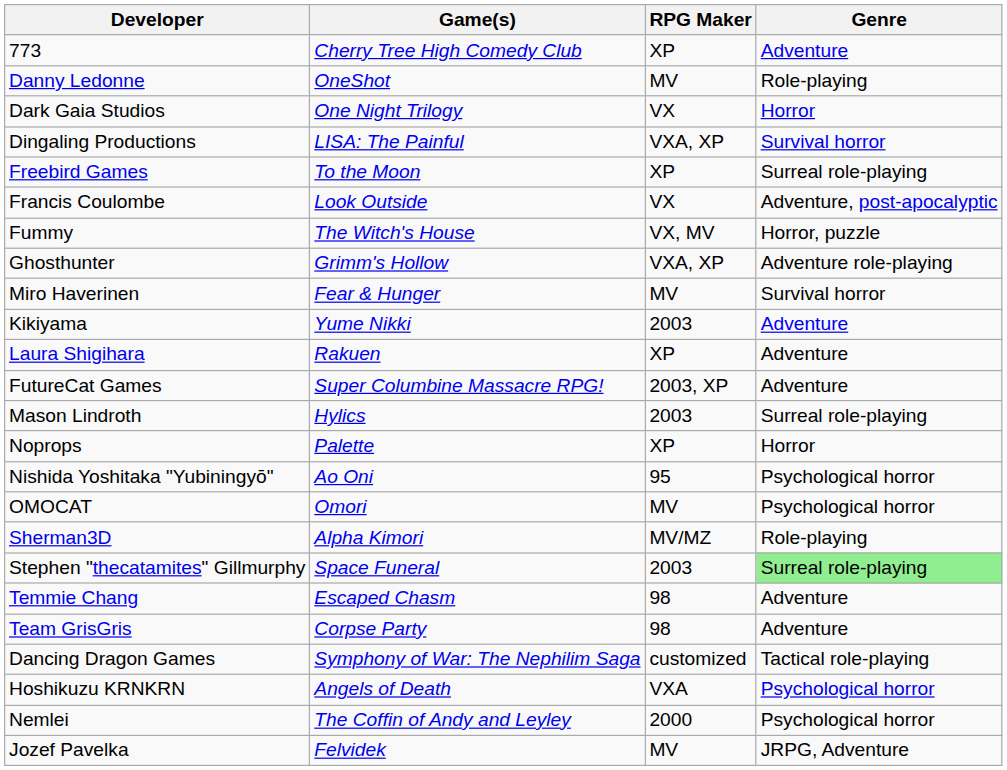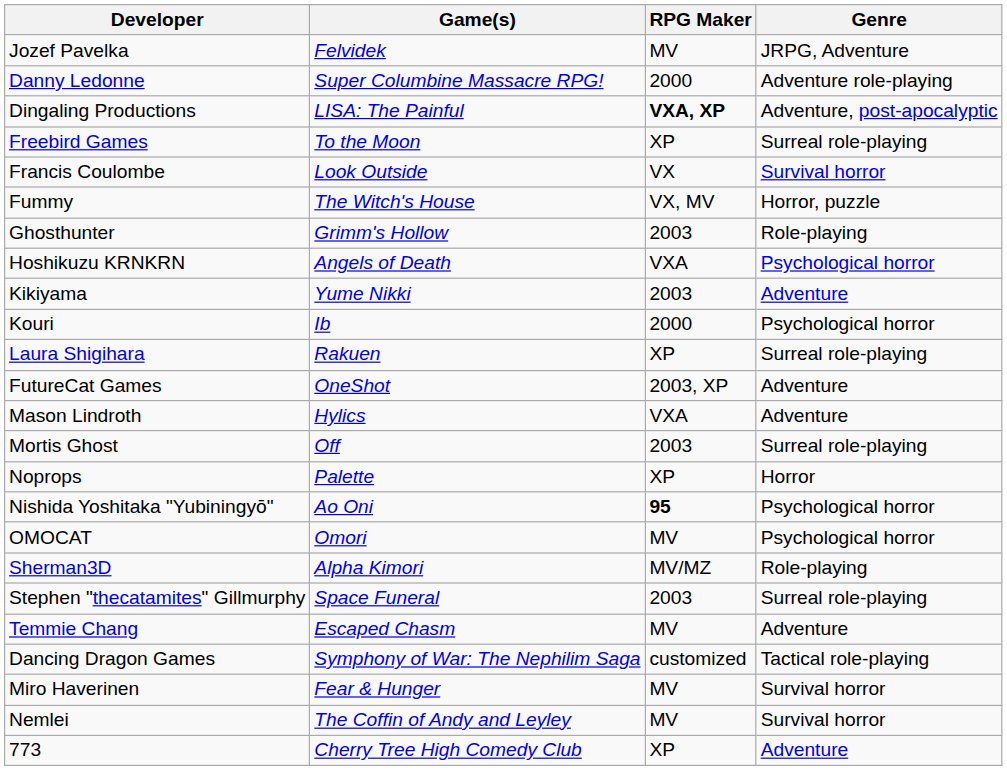rows swapped: (25, 50) <-> (69, 750)
(352, 80) OneShot -> (459, 80) Super Columbine Massacre RPG!
(664, 80) MV -> (671, 80) 2000
(814, 80) Role-playing -> (857, 80) Adventure role-playing
- row: (87, 111)
(687, 141) normal -> (687, 111) bold
(823, 141) Survival horror -> (879, 111) Adventure, post-apocalyptic
(879, 202) Adventure, post-apocalyptic -> (823, 171) Survival horror
(687, 263) VXA, XP -> (671, 232) 2003
(857, 263) Adventure role-playing -> (814, 232) Role-playing
rows swapped: (97, 689) <-> (74, 293)
+ row: (31, 324)
(804, 354) Adventure -> (844, 354) Surreal role-playing
(459, 385) Super Columbine Massacre RPG! -> (352, 385) OneShot
(671, 415) 2003 -> (669, 415) VXA
(844, 415) Surreal role-playing -> (804, 415) Adventure
+ row: (63, 446)
(660, 476) normal -> (660, 506) bold
(844, 567) lightgreen background -> (844, 598) no background
(660, 598) 98 -> (664, 628) MV
- row: (70, 628)
(671, 720) 2000 -> (664, 720) MV
(848, 720) Psychological horror -> (823, 720) Survival horror
